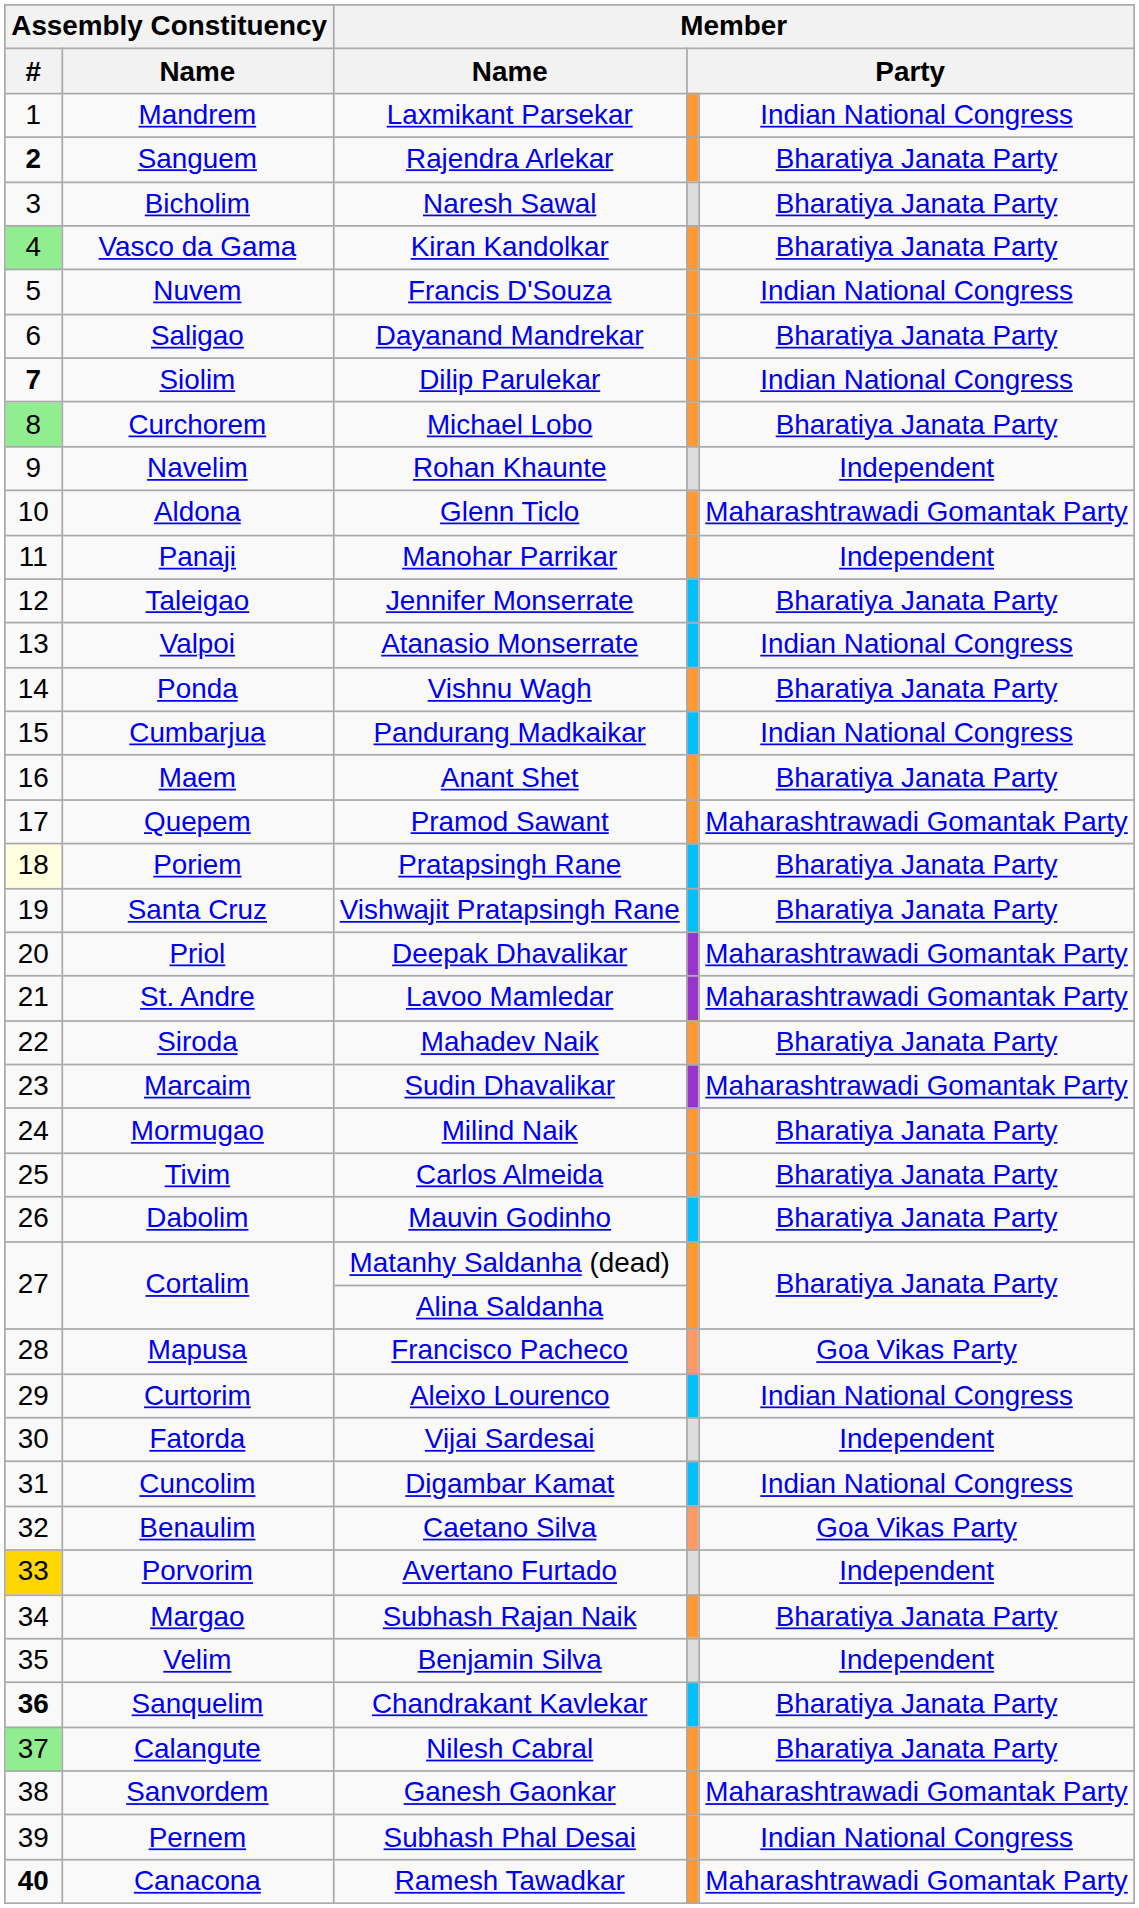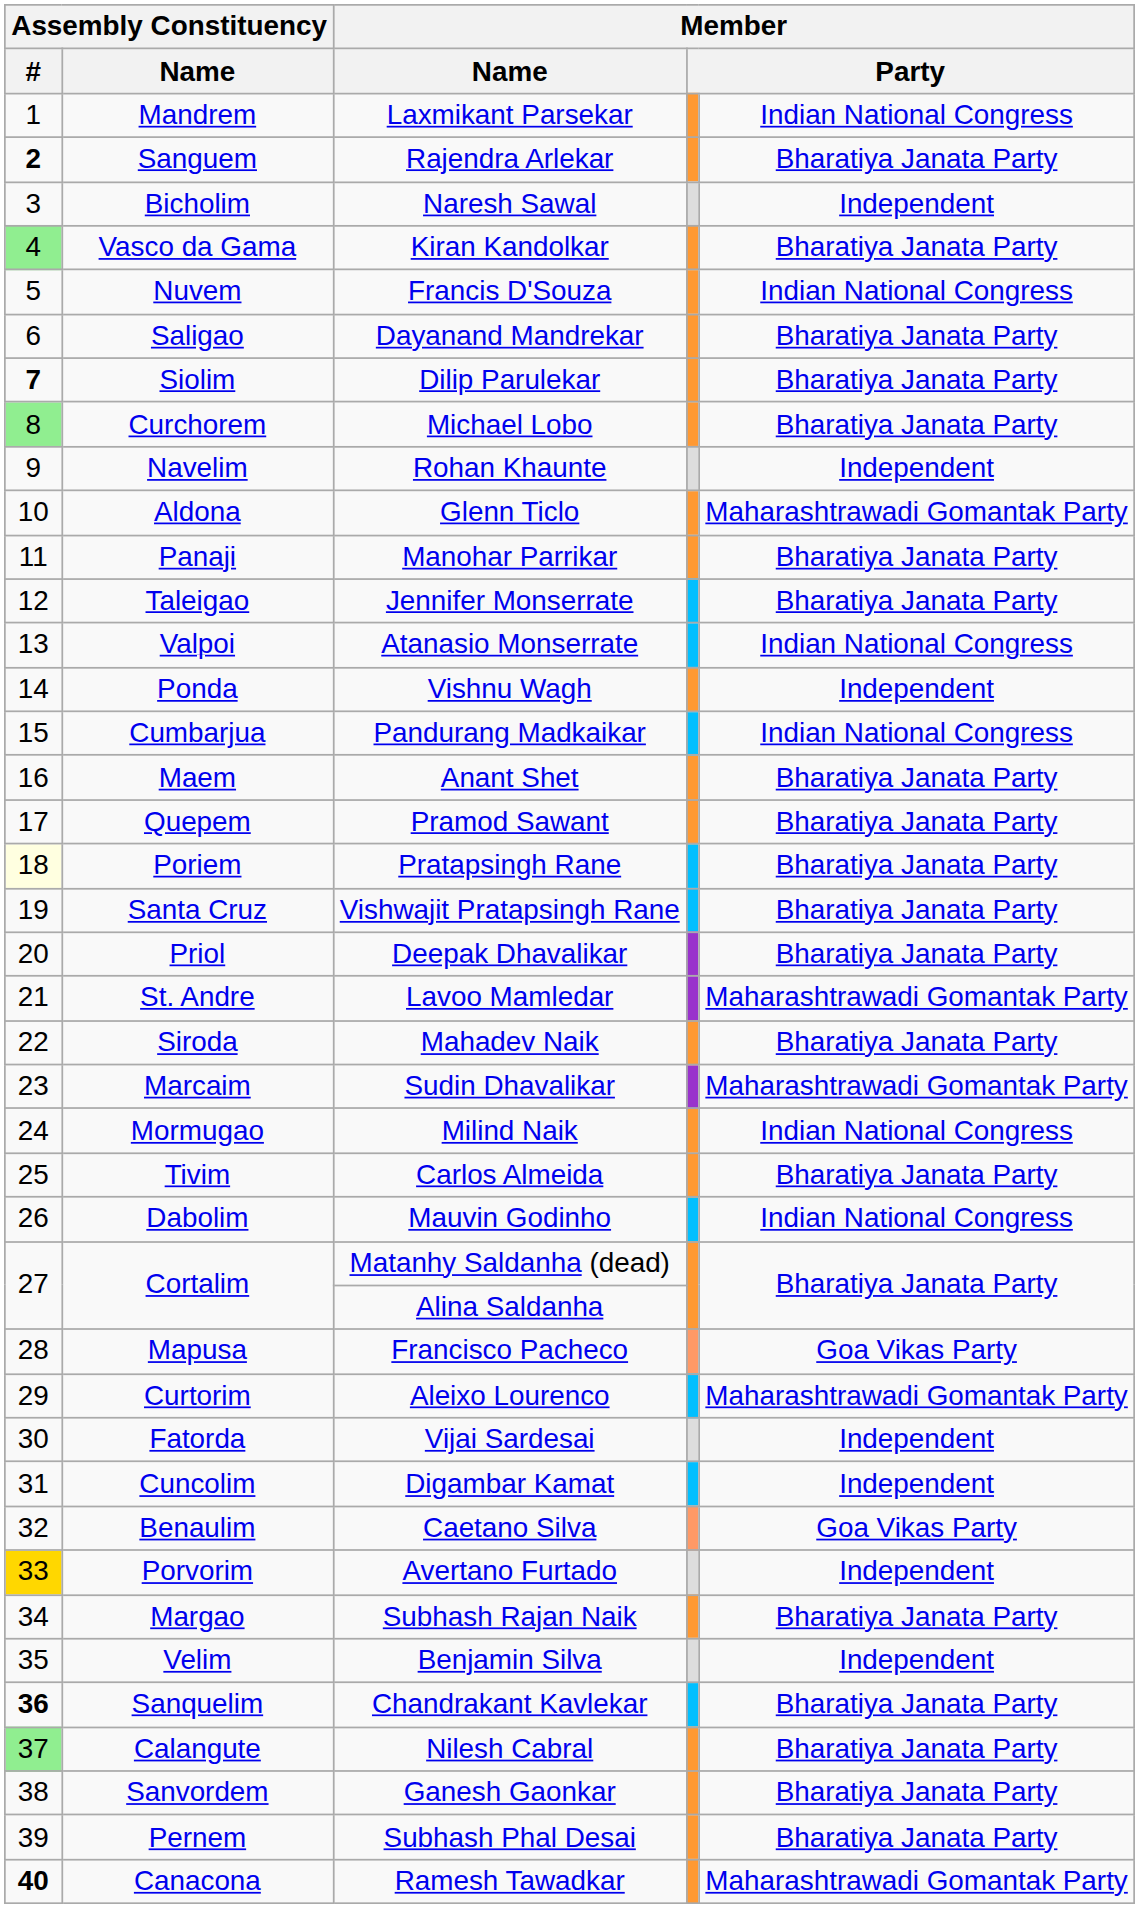(917, 203) Bharatiya Janata Party -> (917, 203) Independent
(917, 379) Indian National Congress -> (917, 379) Bharatiya Janata Party
(917, 556) Independent -> (917, 556) Bharatiya Janata Party
(917, 688) Bharatiya Janata Party -> (917, 688) Independent
(917, 821) Maharashtrawadi Gomantak Party -> (917, 821) Bharatiya Janata Party
(917, 953) Maharashtrawadi Gomantak Party -> (917, 953) Bharatiya Janata Party
(917, 1130) Bharatiya Janata Party -> (917, 1130) Indian National Congress
(917, 1218) Bharatiya Janata Party -> (917, 1218) Indian National Congress
(917, 1395) Indian National Congress -> (917, 1395) Maharashtrawadi Gomantak Party
(917, 1483) Indian National Congress -> (917, 1483) Independent
(917, 1792) Maharashtrawadi Gomantak Party -> (917, 1792) Bharatiya Janata Party
(917, 1836) Indian National Congress -> (917, 1836) Bharatiya Janata Party
